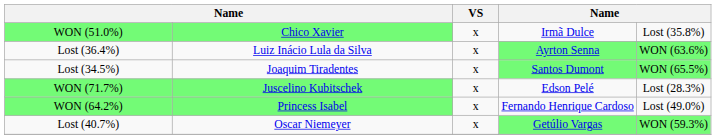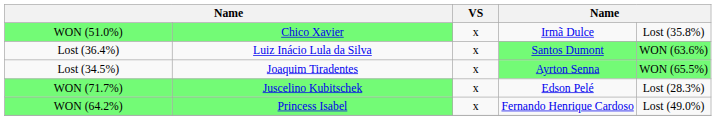(568, 50) Ayrton Senna -> (568, 50) Santos Dumont
(568, 69) Santos Dumont -> (568, 69) Ayrton Senna
- row: (88, 124)
